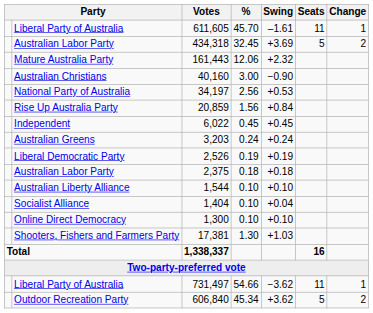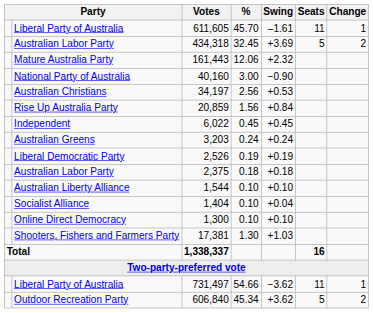(60, 76) Australian Christians -> (72, 76) National Party of Australia
(72, 92) National Party of Australia -> (60, 92) Australian Christians
